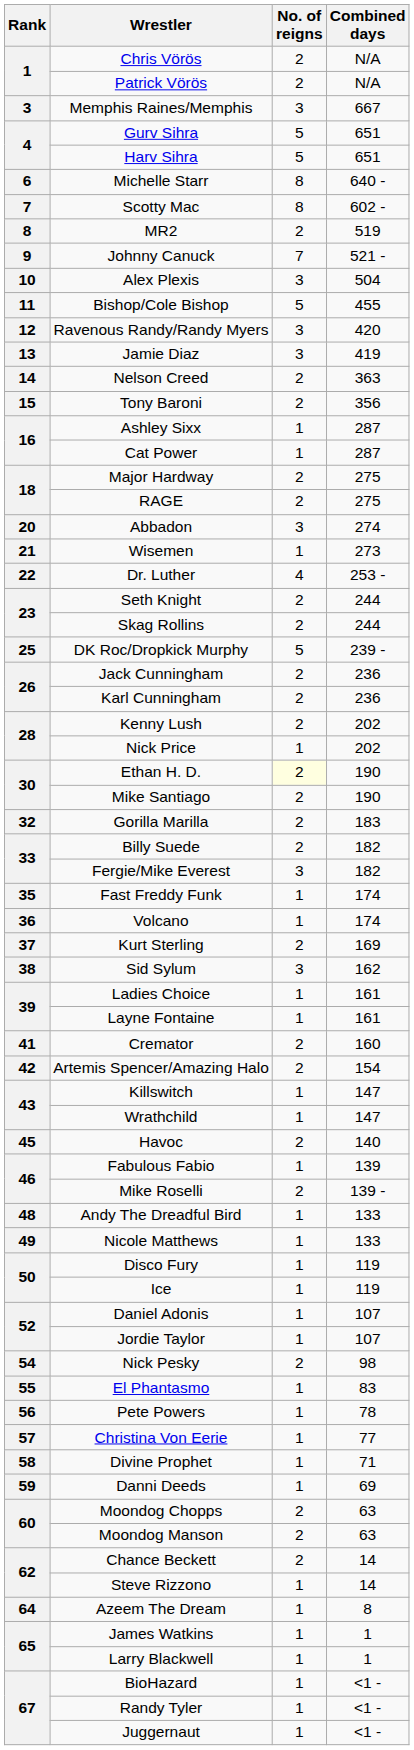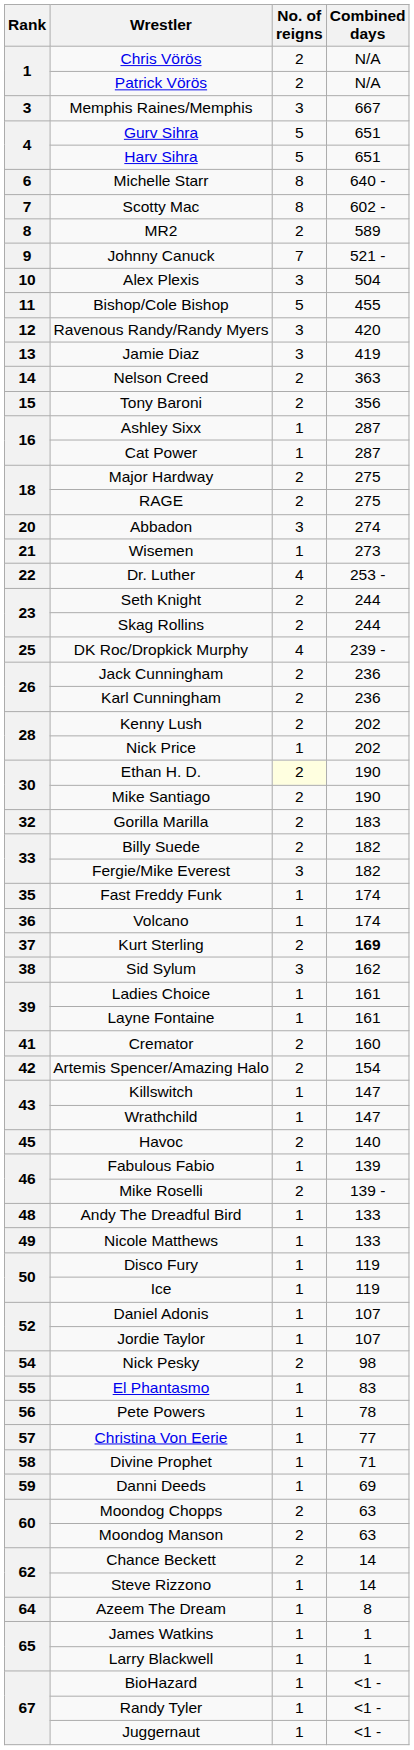(368, 231) 519 -> (368, 231) 589
(299, 649) 5 -> (299, 649) 4
(368, 944) normal -> (368, 944) bold
